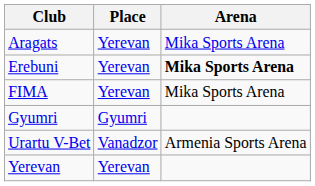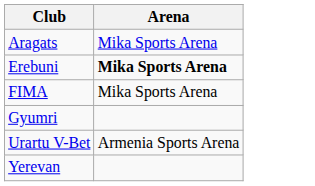- column: (128, 17)
